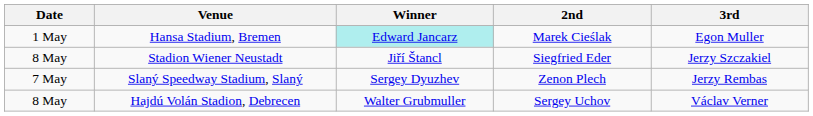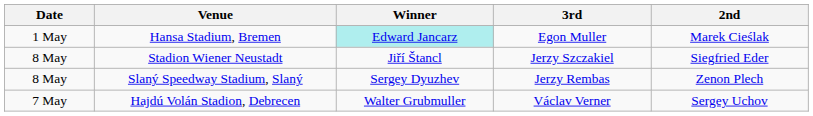columns swapped: (572, 15) <-> (729, 15)
(50, 79) 7 May -> (50, 79) 8 May
(50, 100) 8 May -> (50, 100) 7 May
